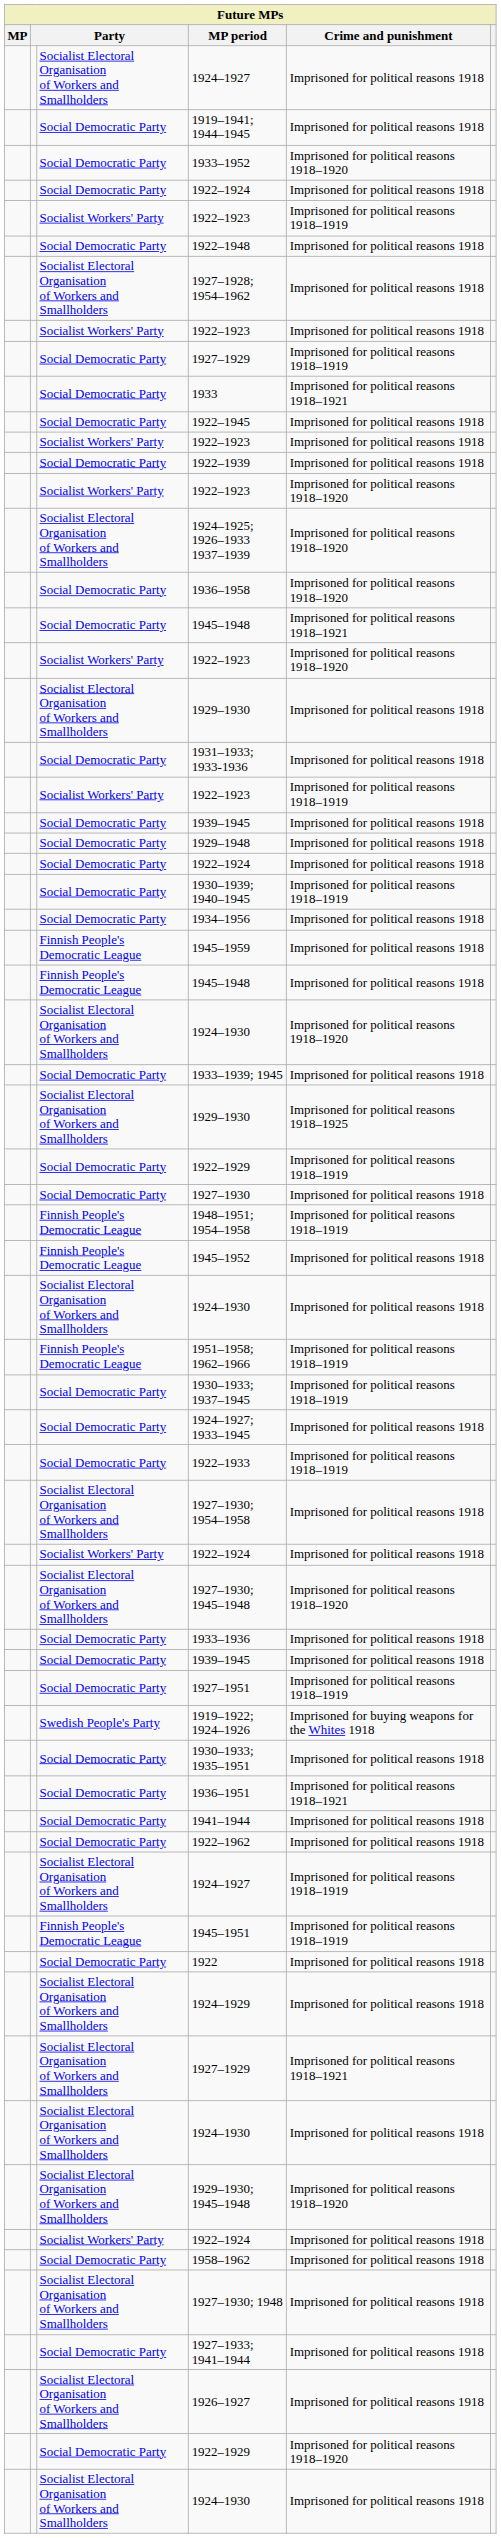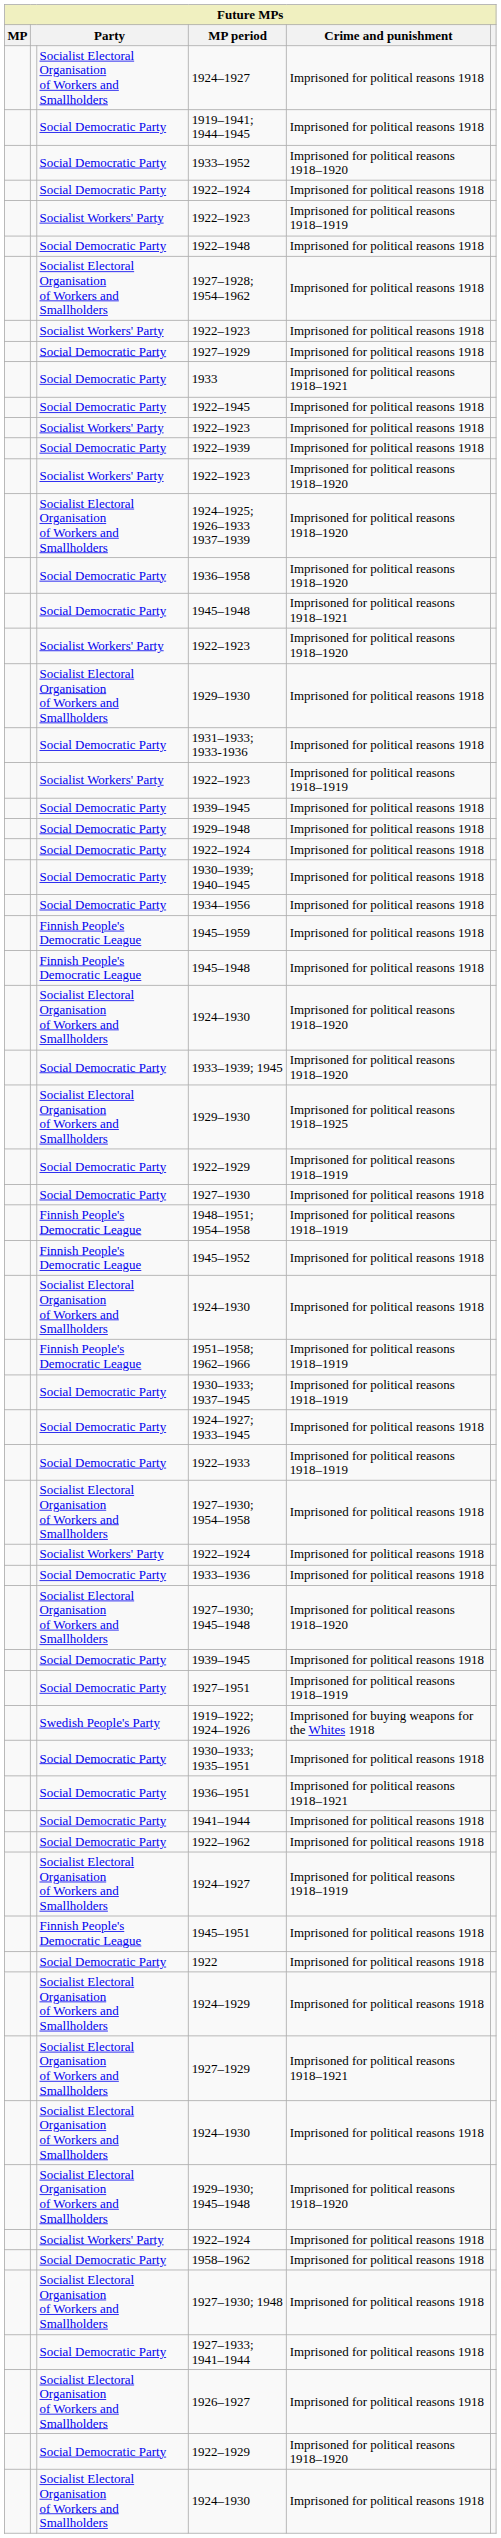(372, 358) Imprisoned for political reasons 1918–1919 -> (387, 351) Imprisoned for political reasons 1918
(372, 891) Imprisoned for political reasons 1918–1919 -> (387, 877) Imprisoned for political reasons 1918
(387, 1074) Imprisoned for political reasons 1918 -> (372, 1067) Imprisoned for political reasons 1918–1920
rows swapped: (103, 1639) <-> (87, 1597)
(372, 1933) Imprisoned for political reasons 1918–1919 -> (387, 1933) Imprisoned for political reasons 1918
